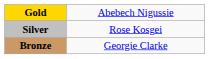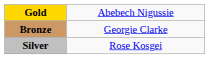rows swapped: (35, 29) <-> (35, 45)
